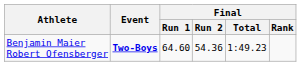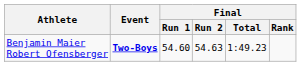(176, 48) 64.60 -> (176, 48) 54.60
(209, 48) 54.36 -> (209, 48) 54.63
